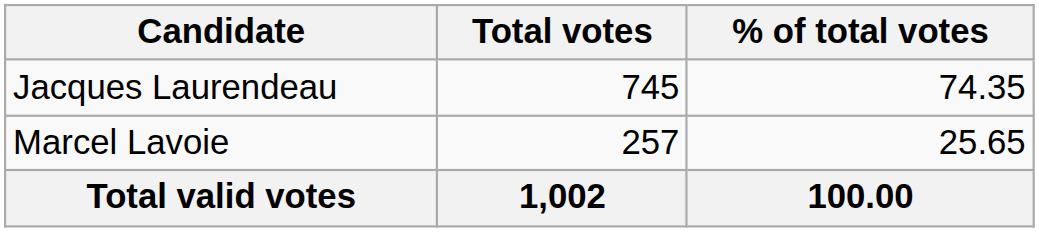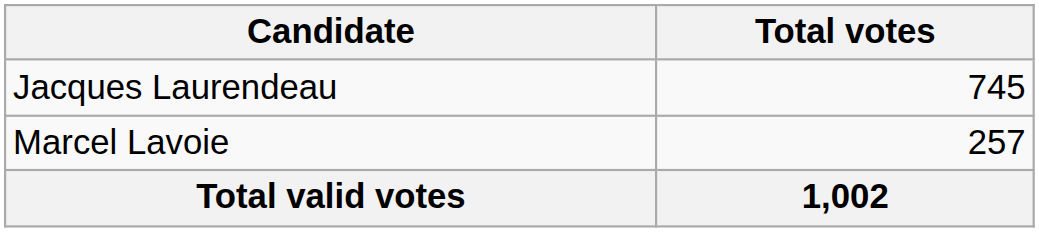- column: (860, 32)
